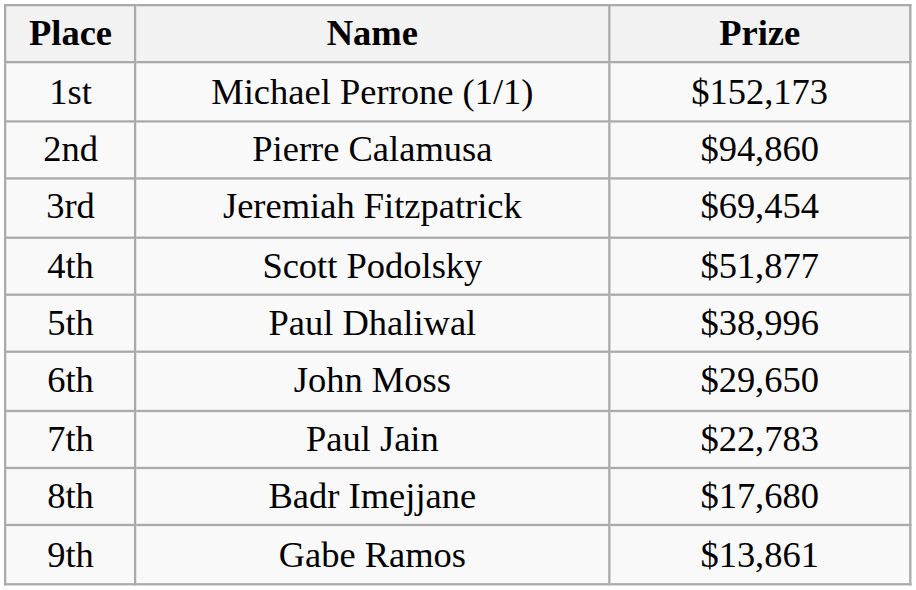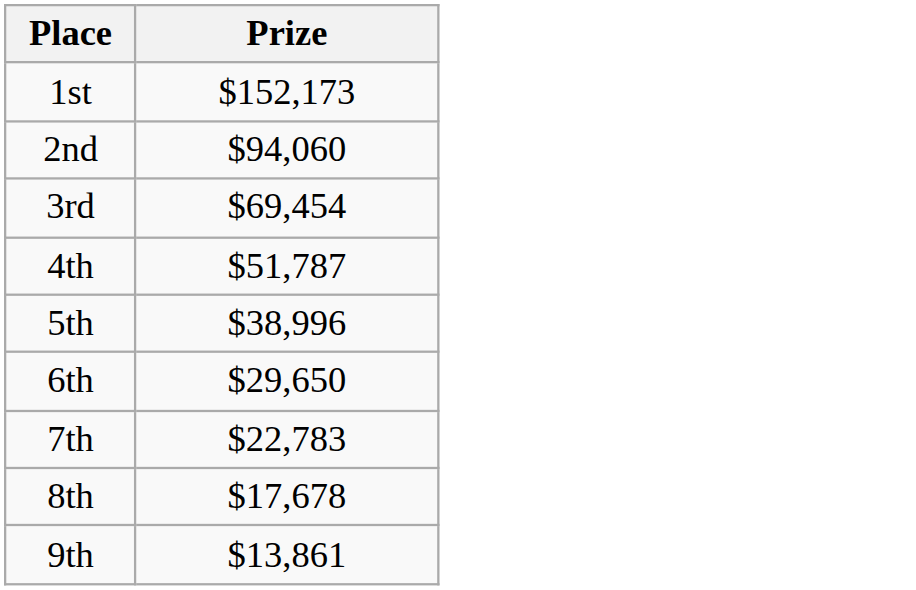- column: (372, 33)
(760, 149) $94,860 -> (287, 149) $94,060
(760, 264) $51,877 -> (287, 264) $51,787
(760, 496) $17,680 -> (287, 496) $17,678
